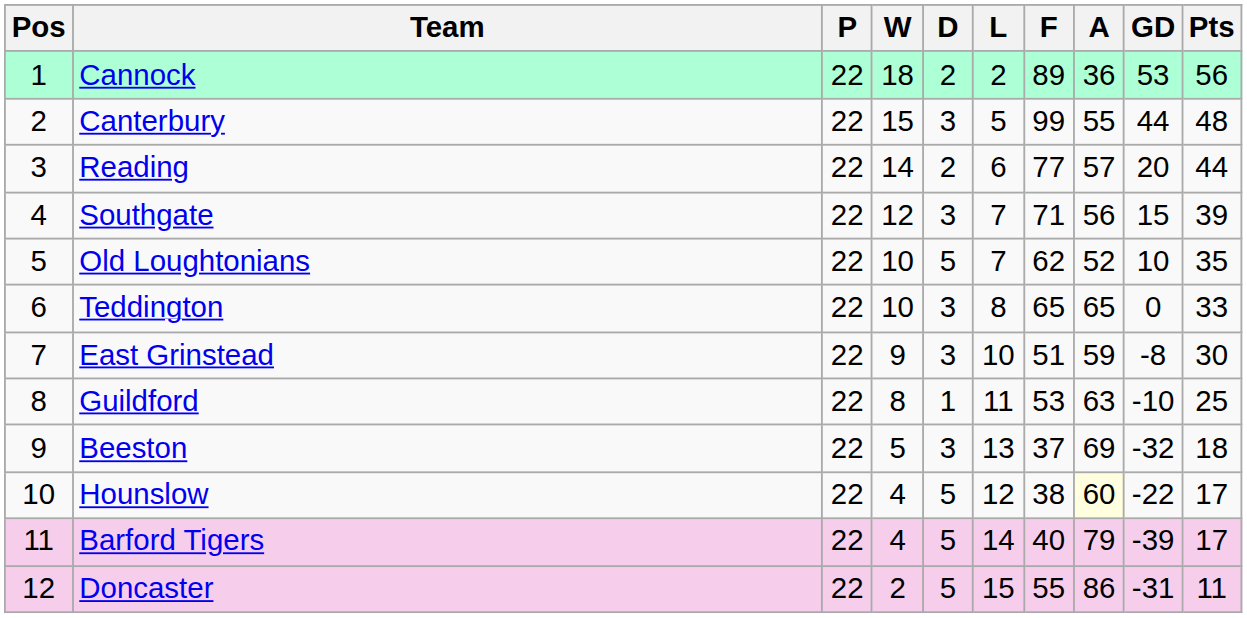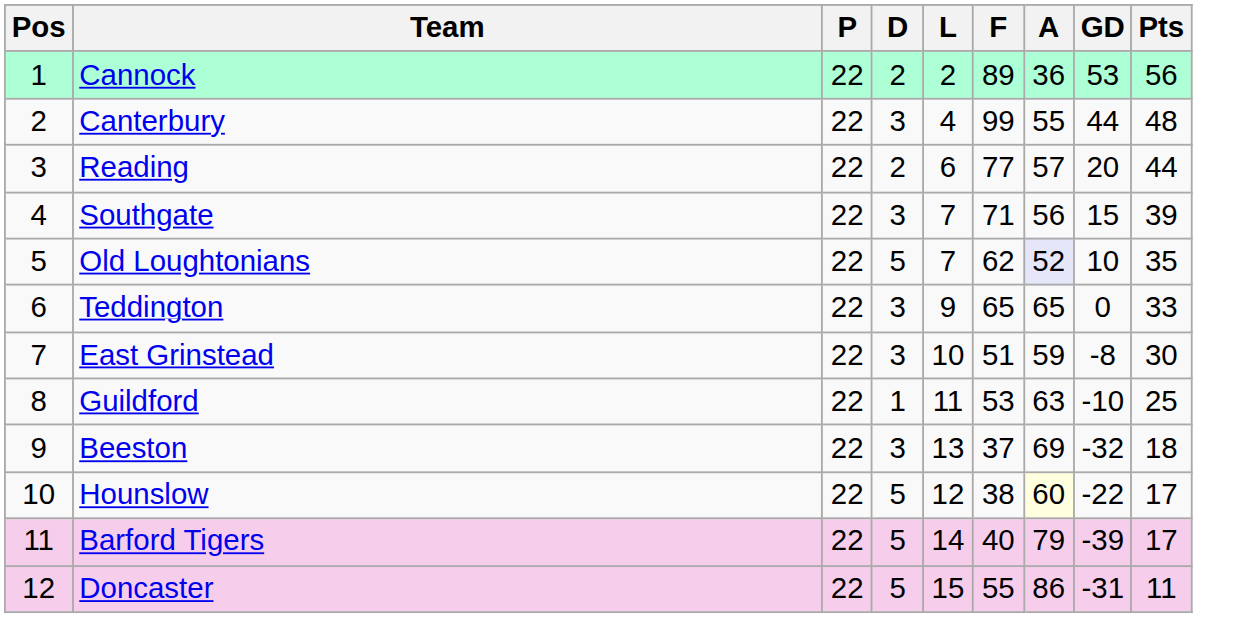- column: (898, 27)
(998, 121) 5 -> (948, 121) 4
(1099, 261) no background -> (1049, 261) lavender background
(998, 307) 8 -> (948, 307) 9
